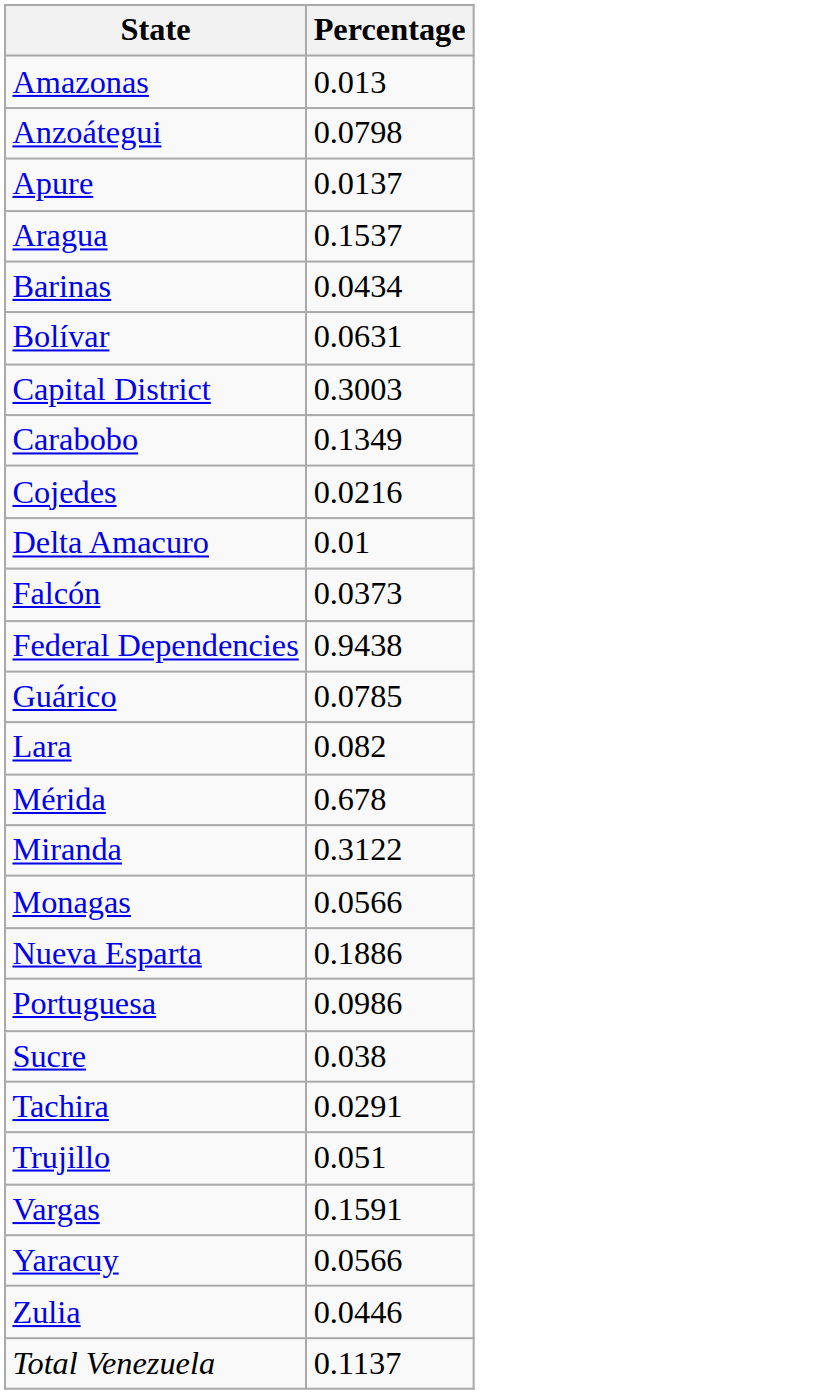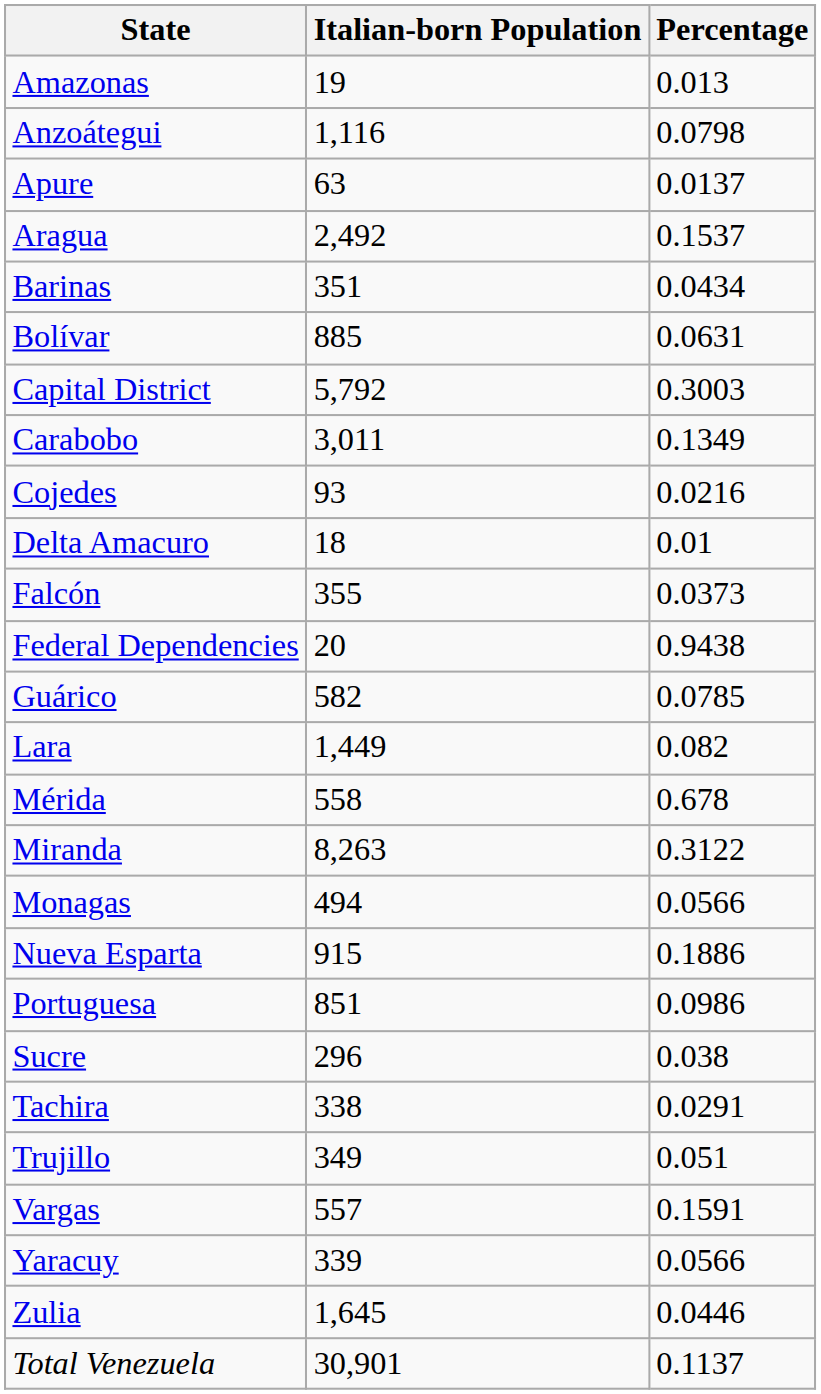+ column: (478, 30)
